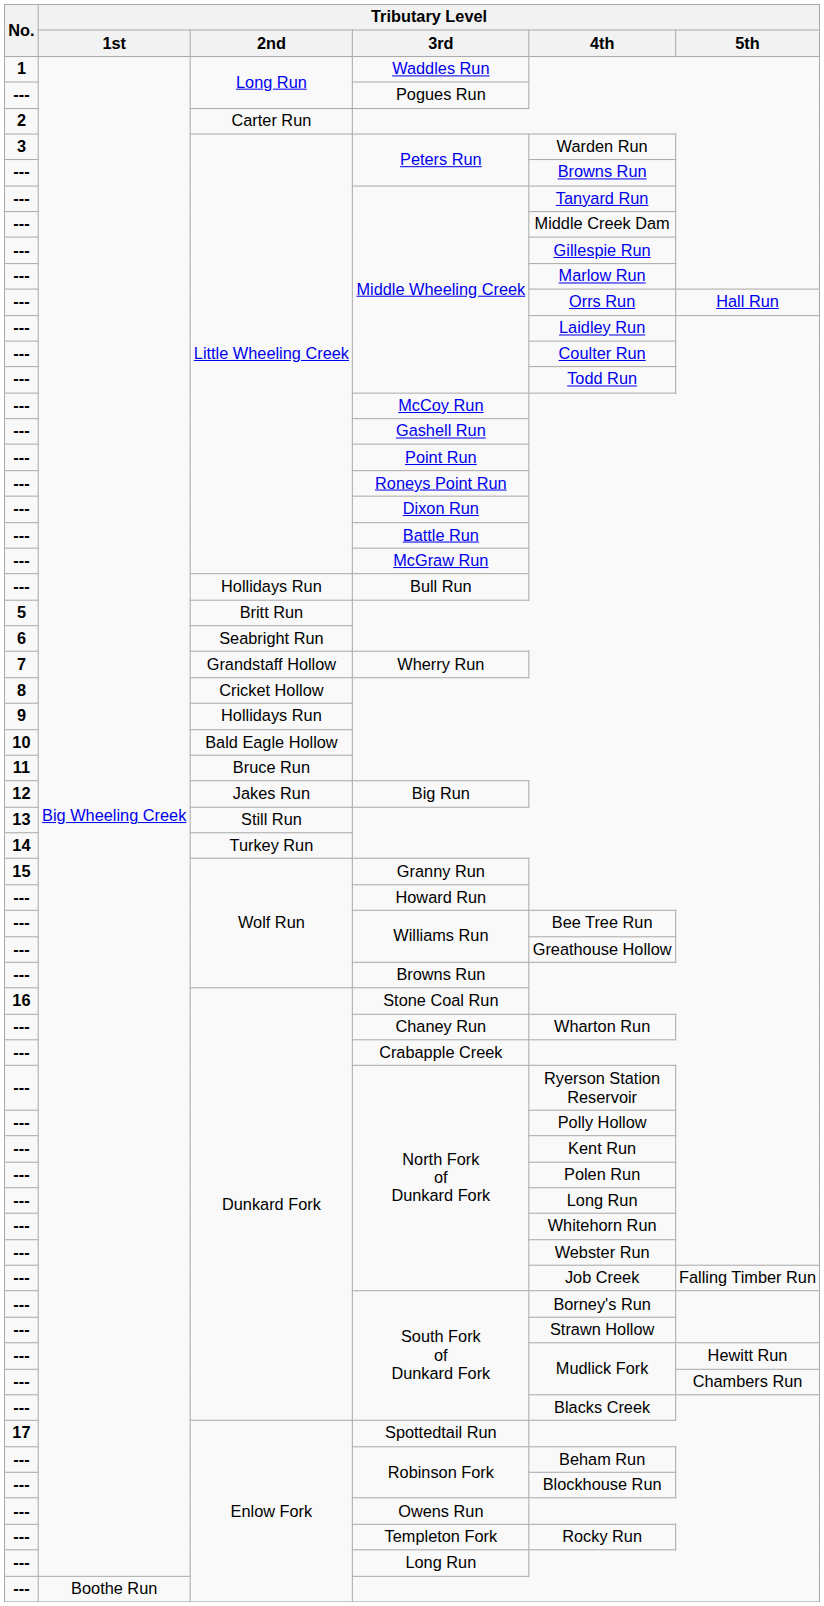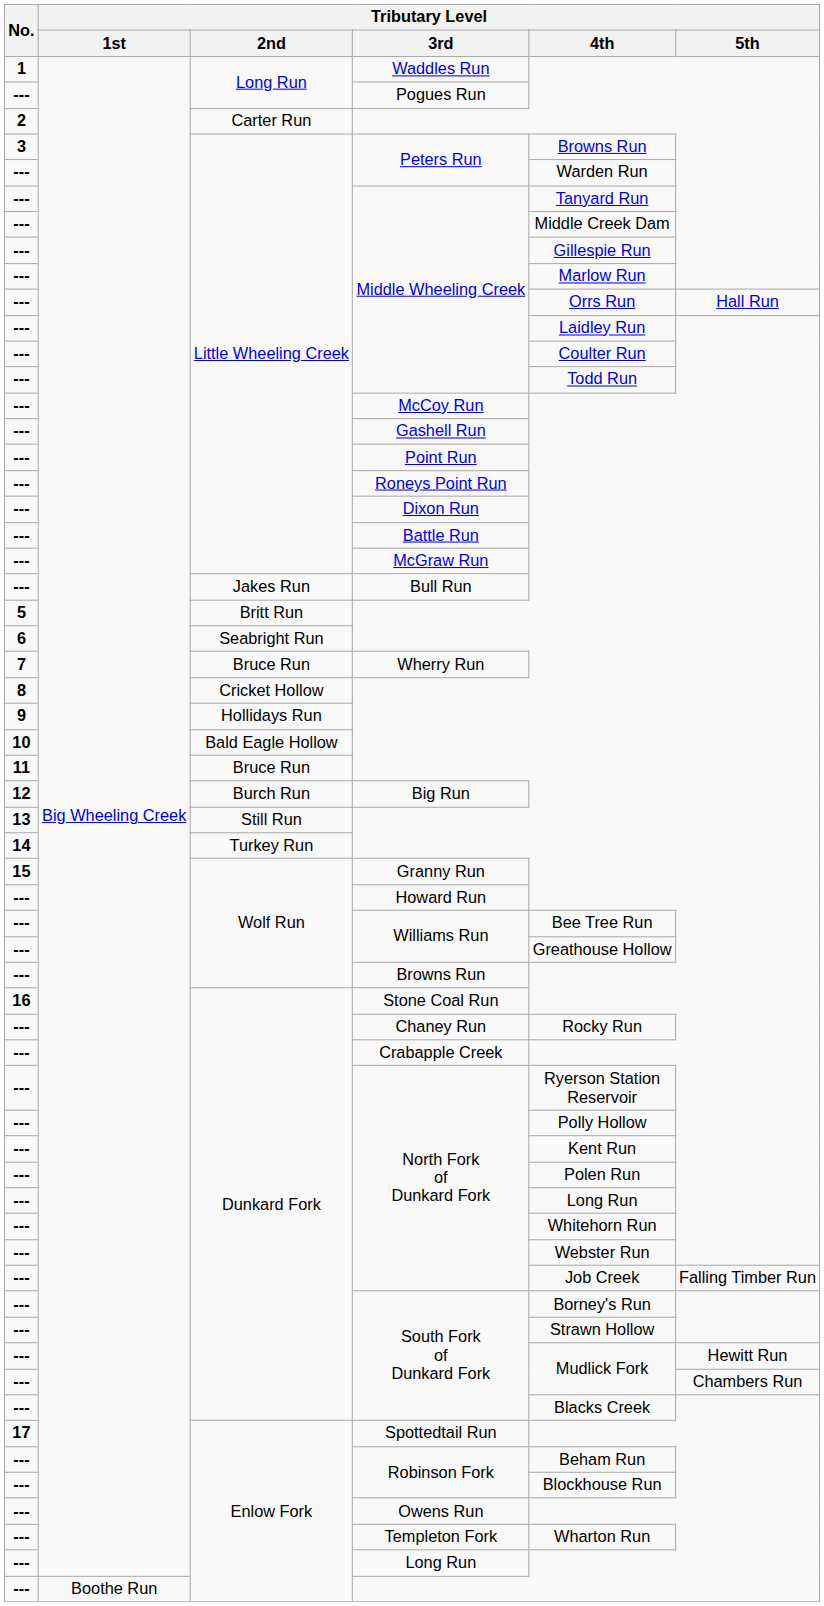(602, 146) Warden Run -> (602, 146) Browns Run
(602, 172) Browns Run -> (602, 172) Warden Run
(271, 586) Hollidays Run -> (271, 586) Jakes Run
(271, 664) Grandstaff Hollow -> (271, 664) Bruce Run
(271, 793) Jakes Run -> (271, 793) Burch Run
(602, 1026) Wharton Run -> (602, 1026) Rocky Run
(602, 1536) Rocky Run -> (602, 1536) Wharton Run
